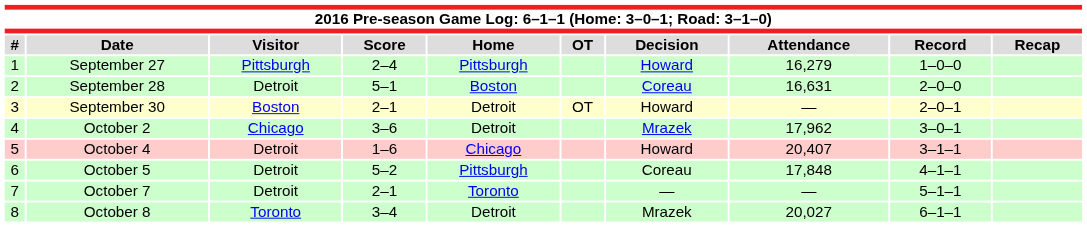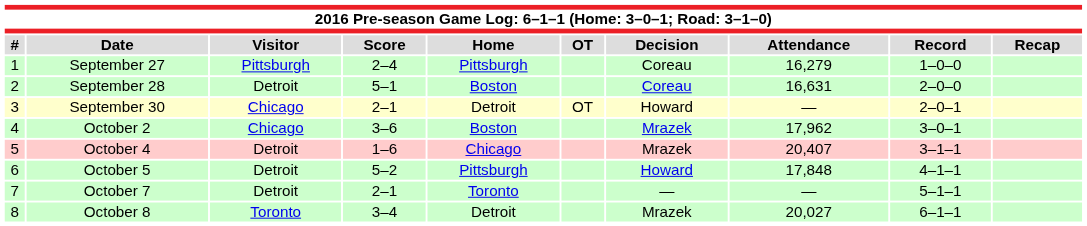(667, 65) Howard -> (667, 65) Coreau
(276, 107) Boston -> (276, 107) Chicago
(493, 128) Detroit -> (493, 128) Boston
(667, 149) Howard -> (667, 149) Mrazek
(667, 170) Coreau -> (667, 170) Howard
